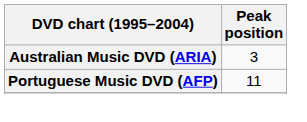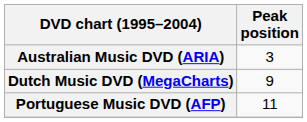+ row: (121, 81)
